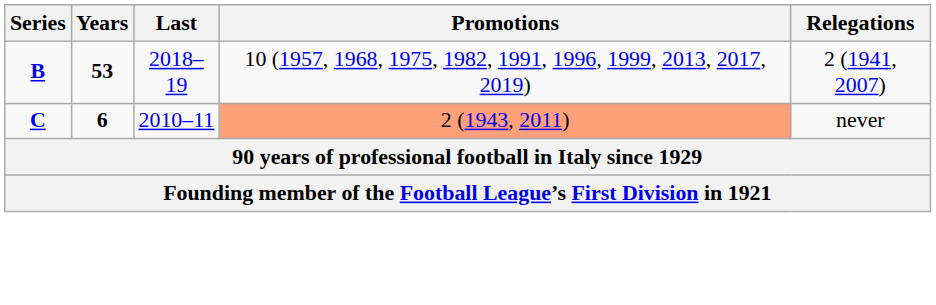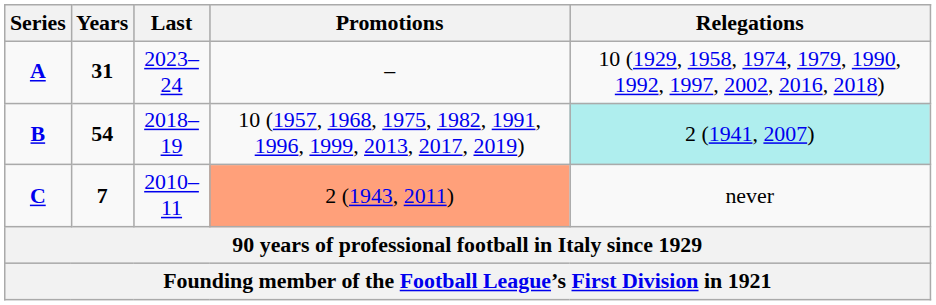+ row: (38, 71)
(102, 71) 53 -> (102, 133) 54
(860, 71) no background -> (750, 133) paleturquoise background
(102, 120) 6 -> (102, 195) 7
